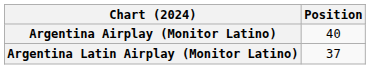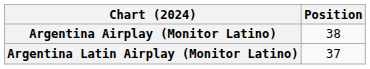(333, 34) 40 -> (333, 34) 38
